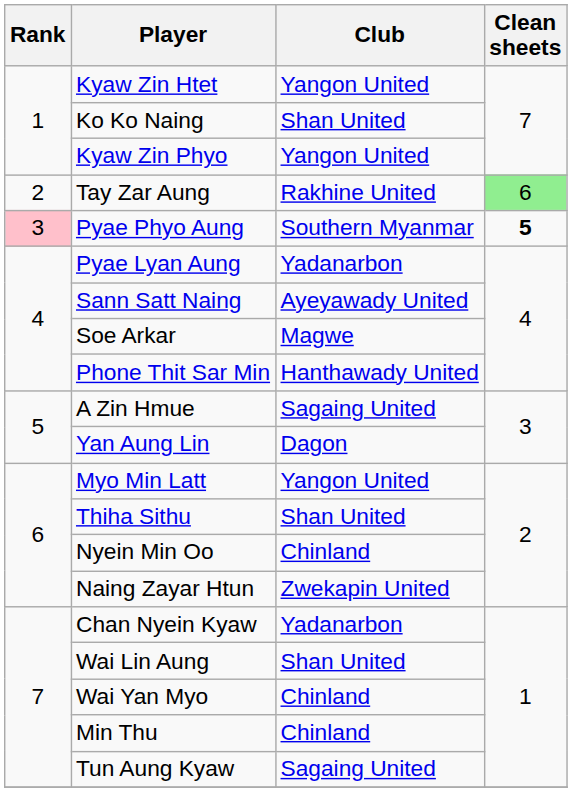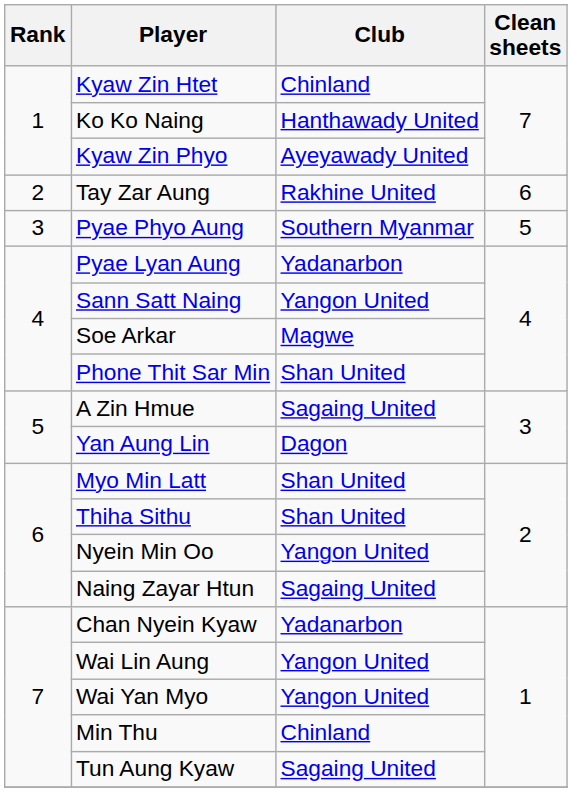(355, 84) Yangon United -> (325, 84) Chinland
(343, 120) Shan United -> (380, 120) Hanthawady United
(355, 156) Yangon United -> (374, 156) Ayeyawady United
(525, 192) lightgreen background -> (525, 192) no background
(38, 228) pink background -> (38, 228) no background
(525, 228) bold -> (525, 228) normal
(374, 300) Ayeyawady United -> (355, 300) Yangon United
(380, 372) Hanthawady United -> (343, 372) Shan United
(355, 480) Yangon United -> (343, 480) Shan United
(325, 552) Chinland -> (355, 552) Yangon United
(365, 588) Zwekapin United -> (358, 588) Sagaing United
(343, 660) Shan United -> (355, 660) Yangon United
(325, 696) Chinland -> (355, 696) Yangon United
